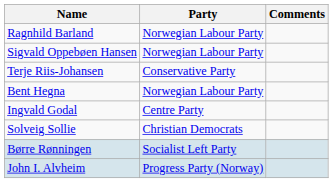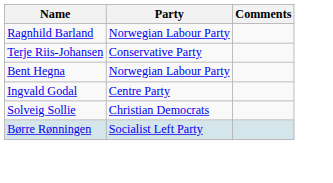- row: (72, 52)
- row: (46, 168)
